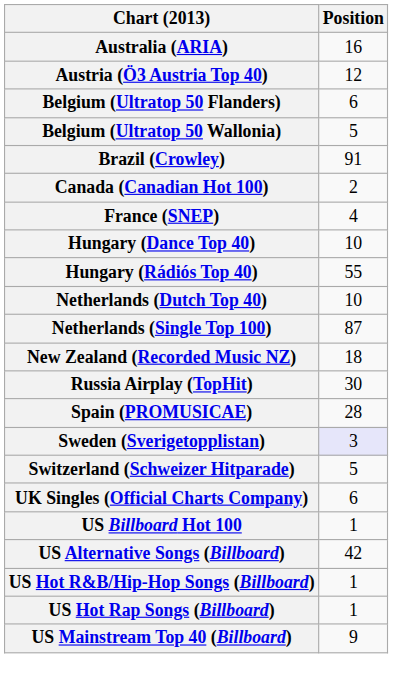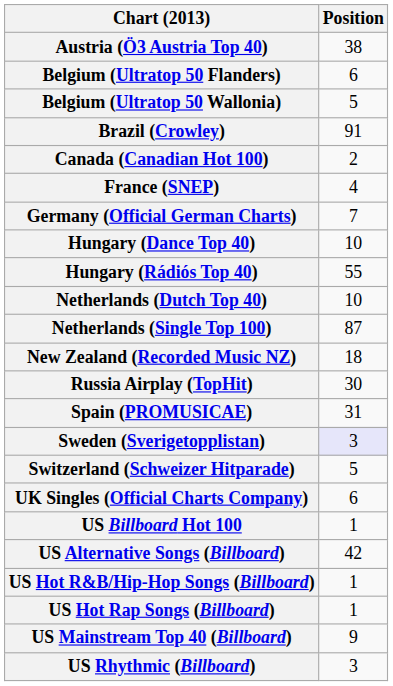- row: (162, 46)
(353, 74) 12 -> (353, 46) 38
+ row: (162, 215)
(353, 412) 28 -> (353, 412) 31
+ row: (162, 666)
